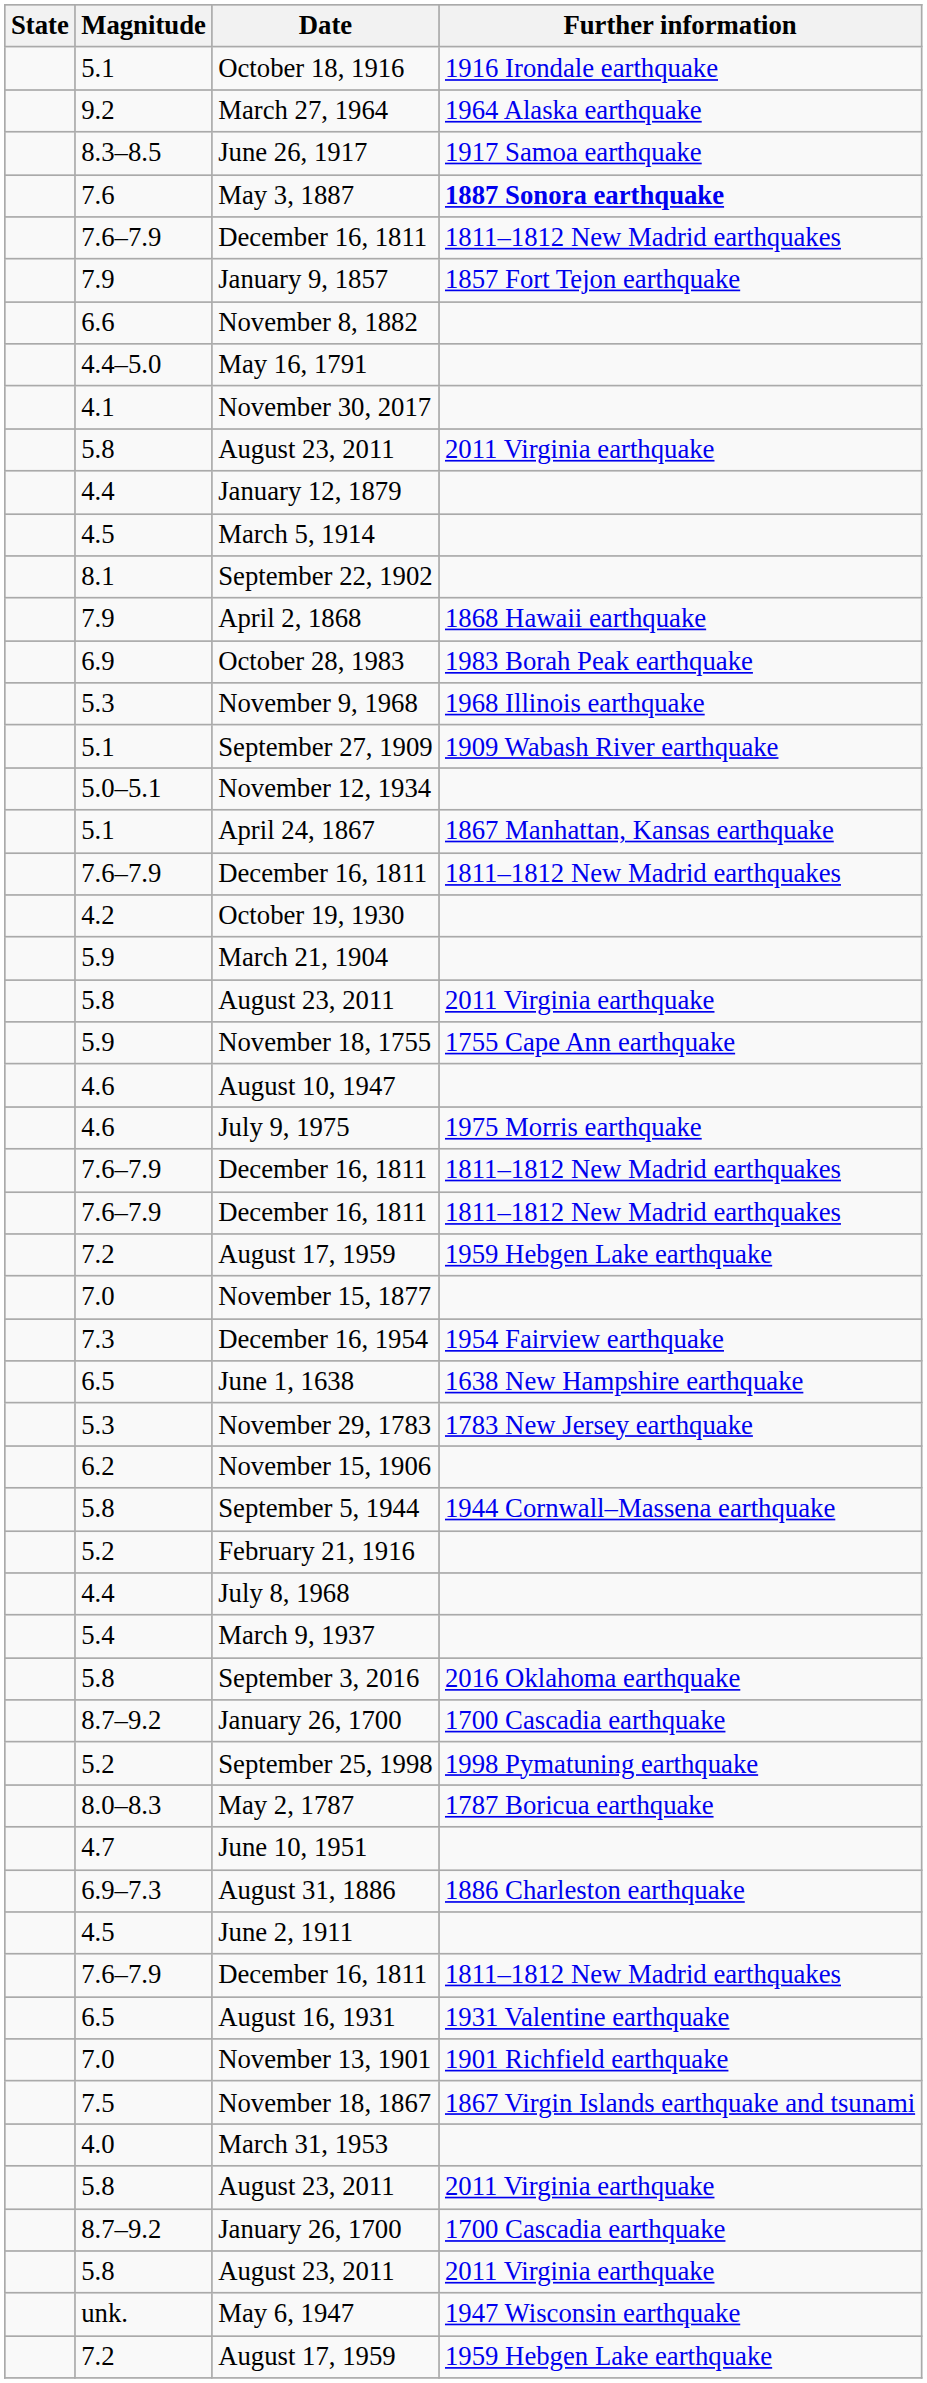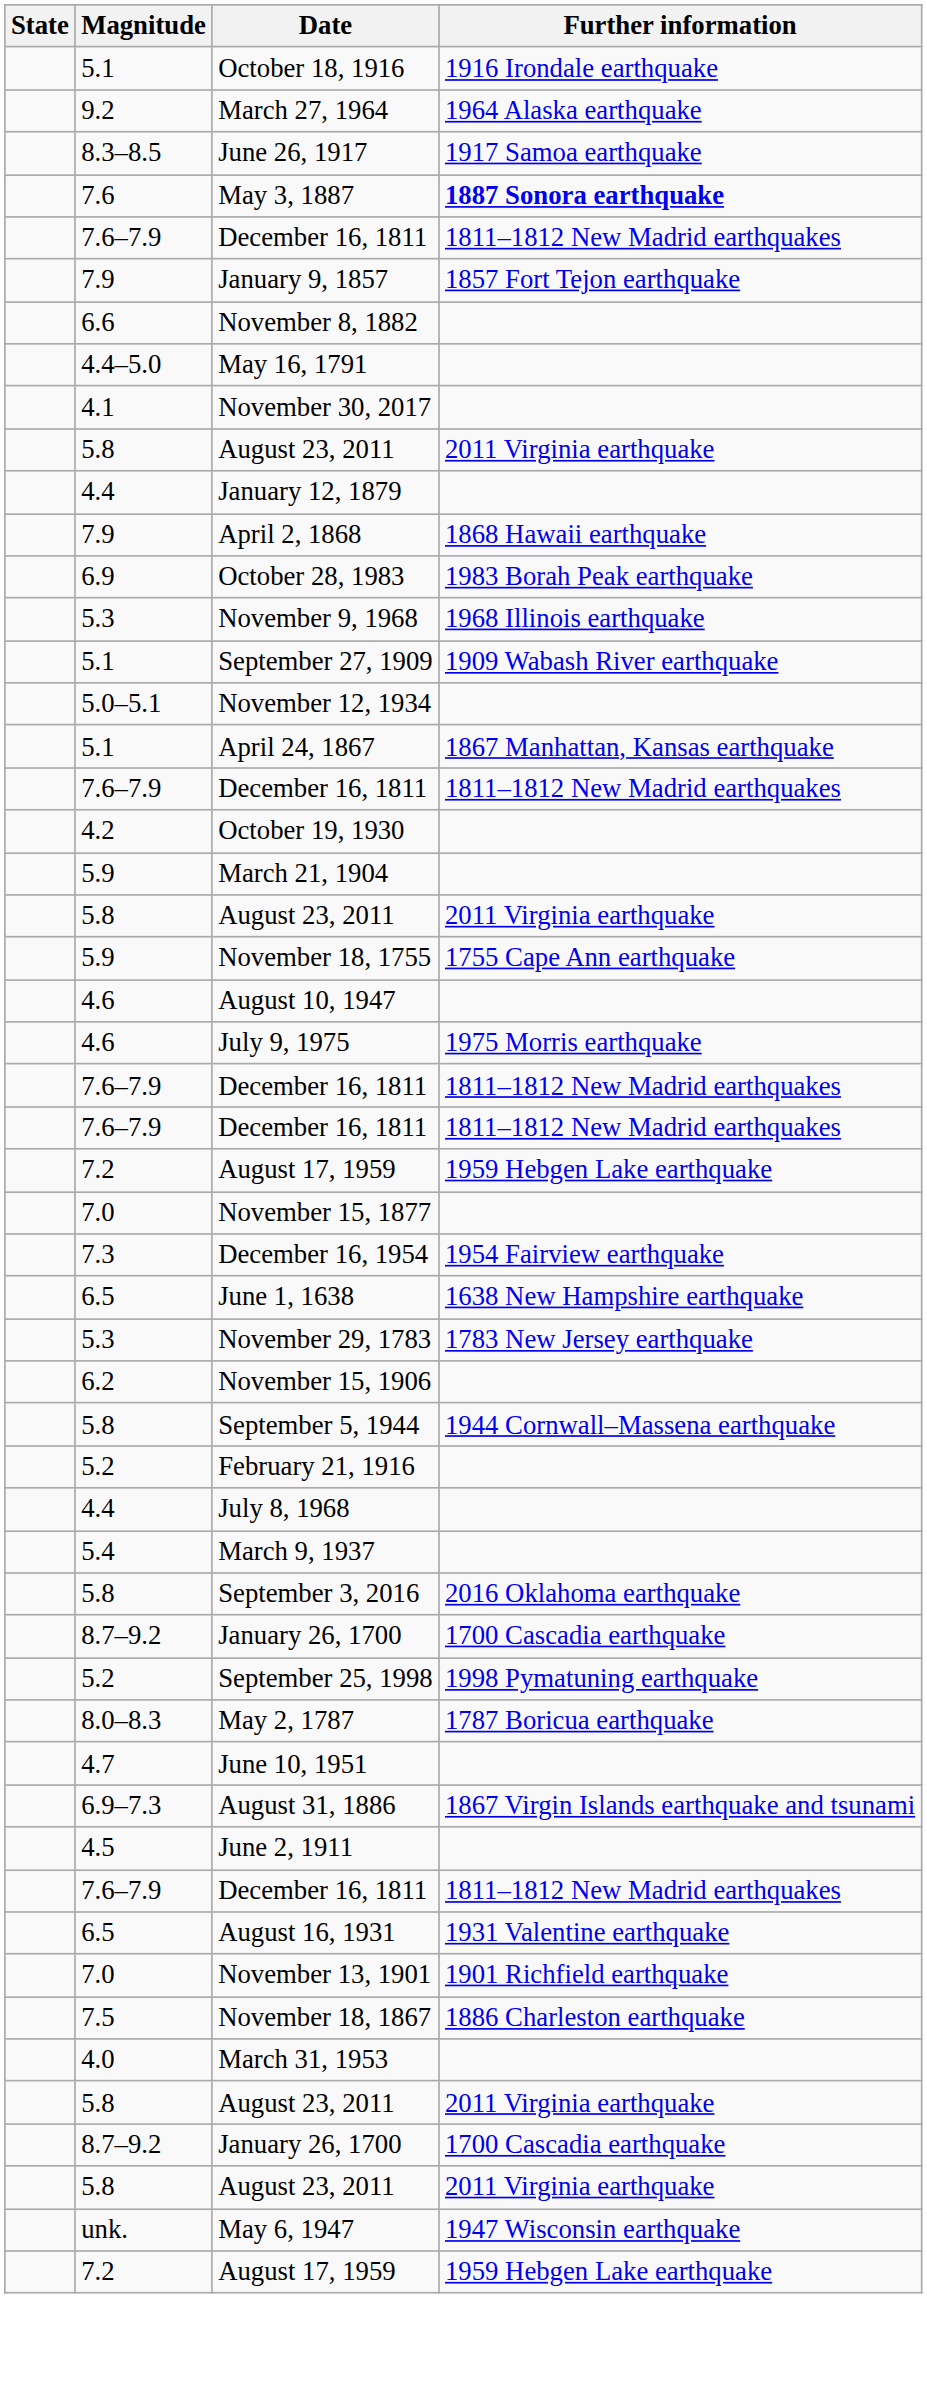- row: (98, 534)
- row: (98, 576)
(595, 1890) 1886 Charleston earthquake -> (680, 1805) 1867 Virgin Islands earthquake and tsunami
(680, 2102) 1867 Virgin Islands earthquake and tsunami -> (595, 2017) 1886 Charleston earthquake
